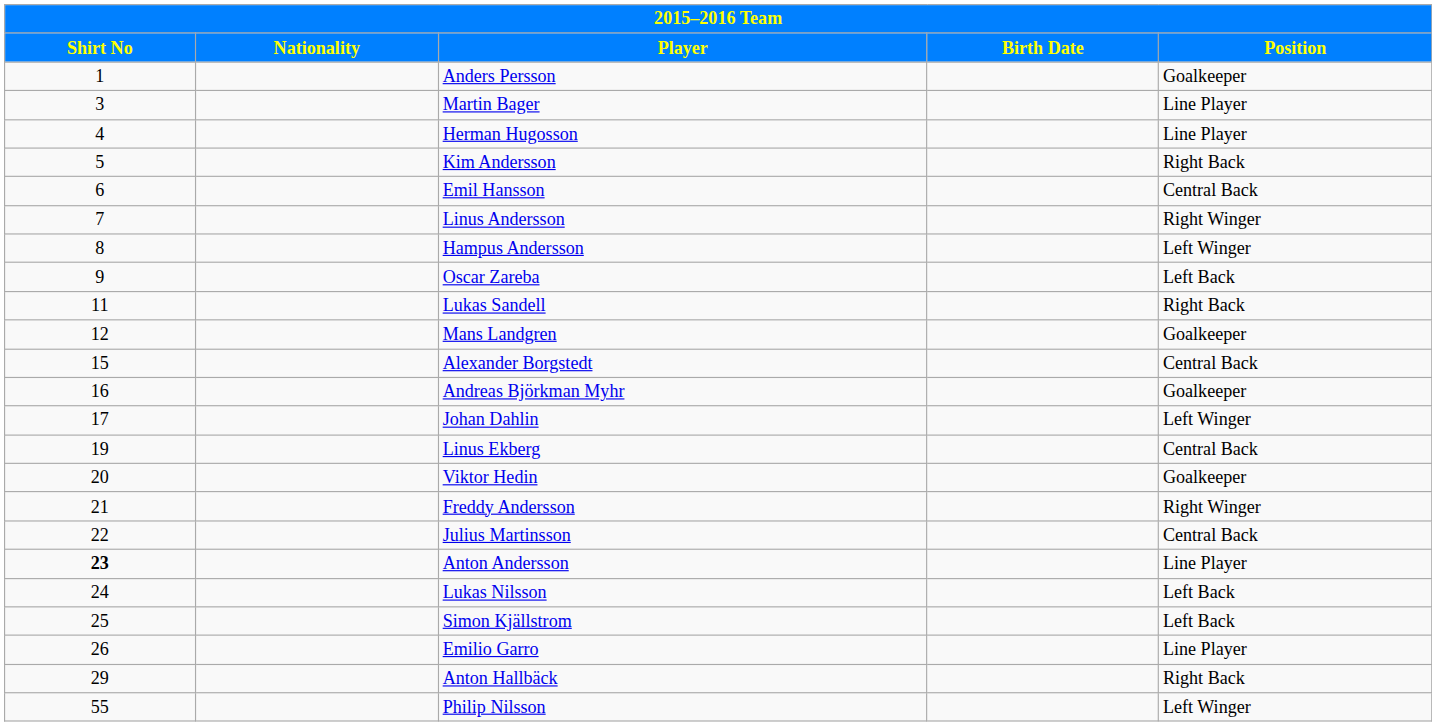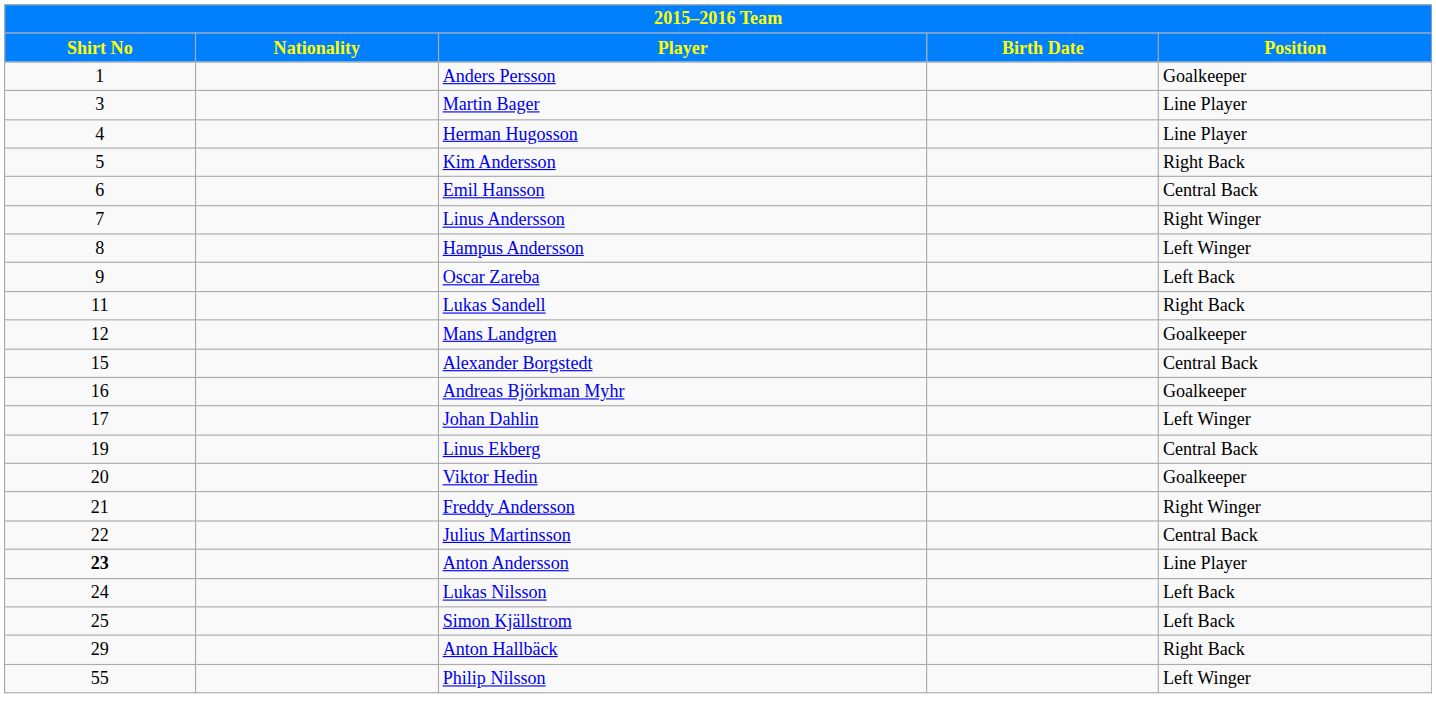- row: (491, 649)
